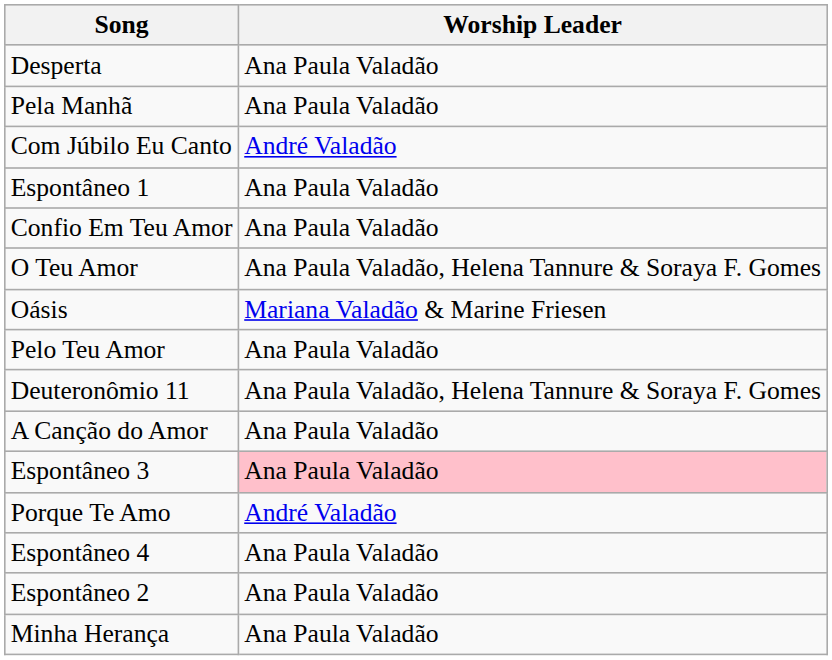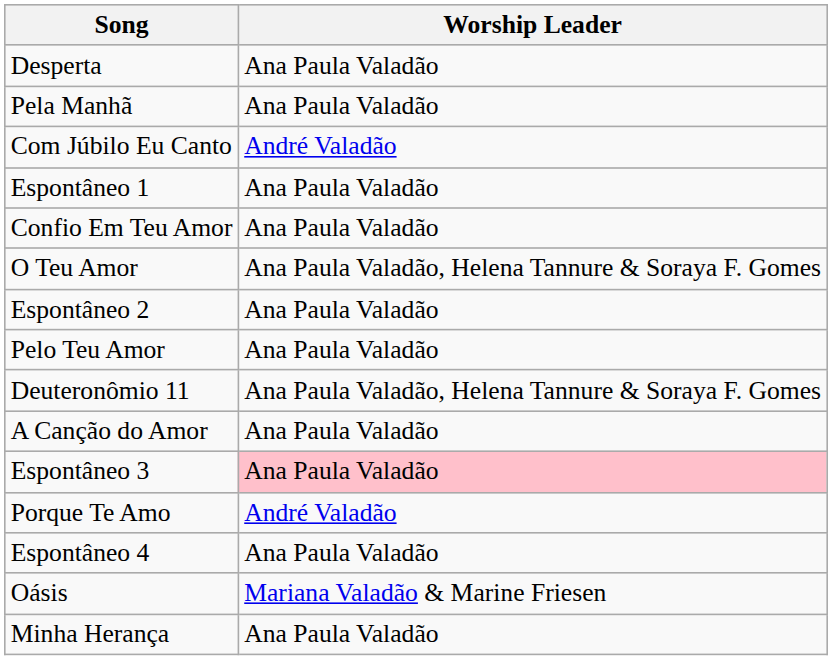rows swapped: (80, 593) <-> (39, 308)
